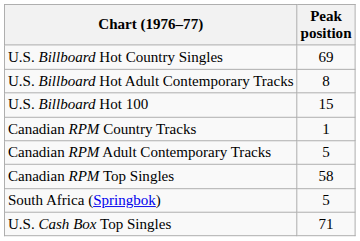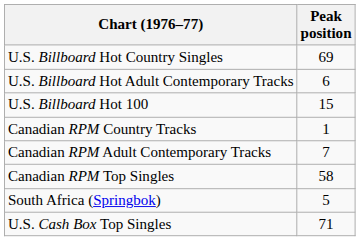(326, 81) 8 -> (326, 81) 6
(326, 152) 5 -> (326, 152) 7
